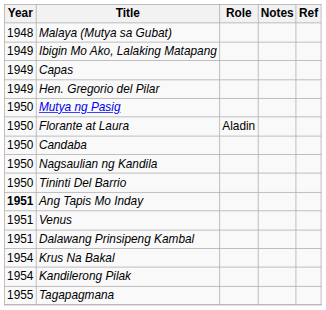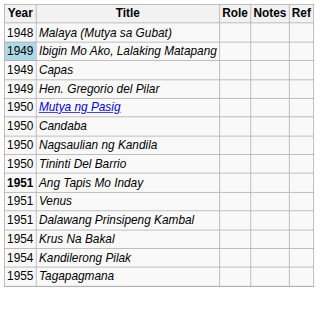(20, 51) no background -> (20, 51) lightblue background
- row: (84, 126)
